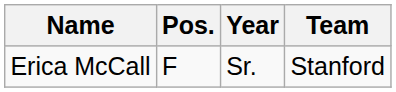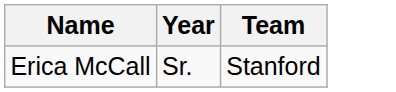- column: (188, 24)
